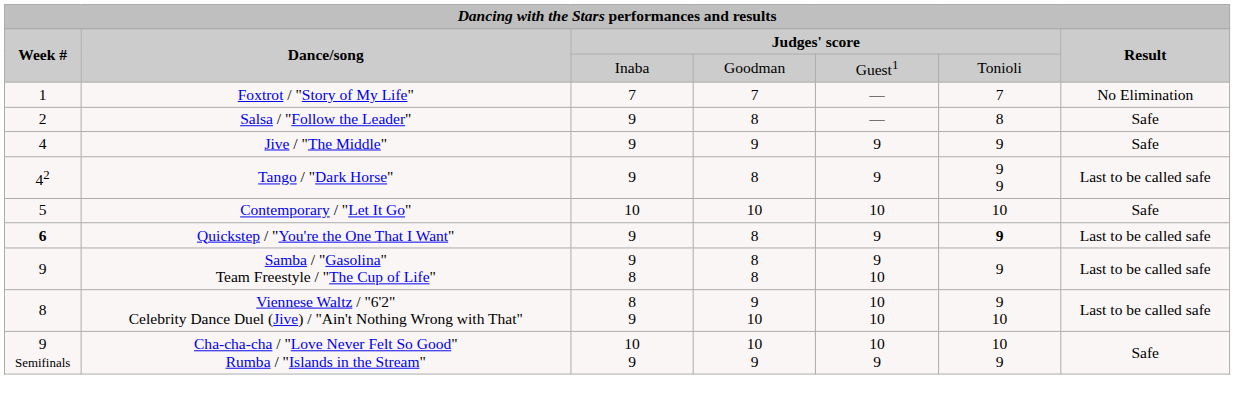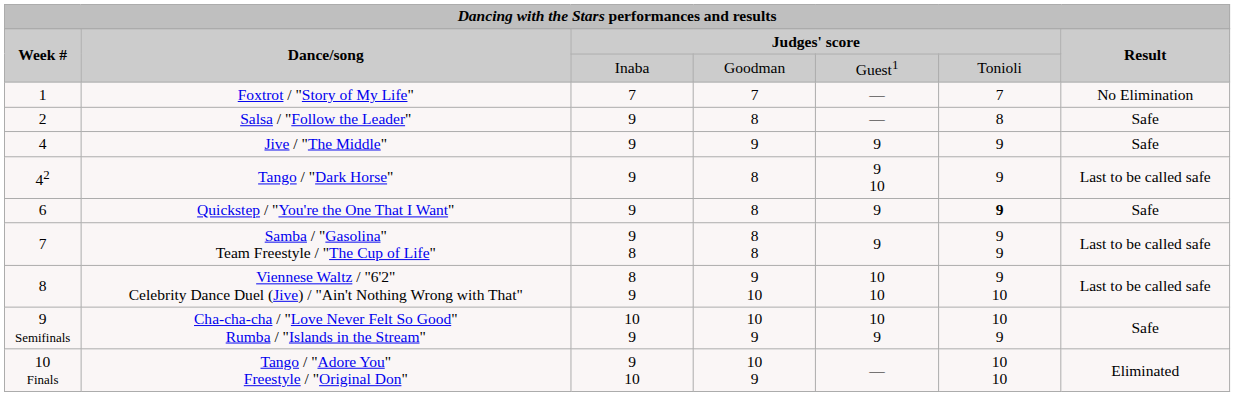(877, 177) 9 -> (877, 177) 9 10
(1000, 177) 9 9 -> (1000, 177) 9
- row: (326, 210)
(43, 235) bold -> (43, 210) normal
(1145, 235) Last to be called safe -> (1145, 210) Safe
(43, 268) 9 -> (43, 244) 7
(877, 268) 9 10 -> (877, 244) 9
(1000, 268) 9 -> (1000, 244) 9 9
+ row: (326, 370)
